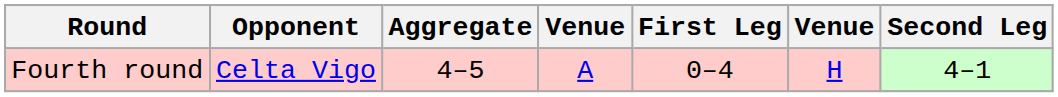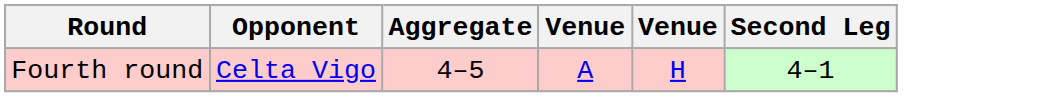- column: (710, 27)
